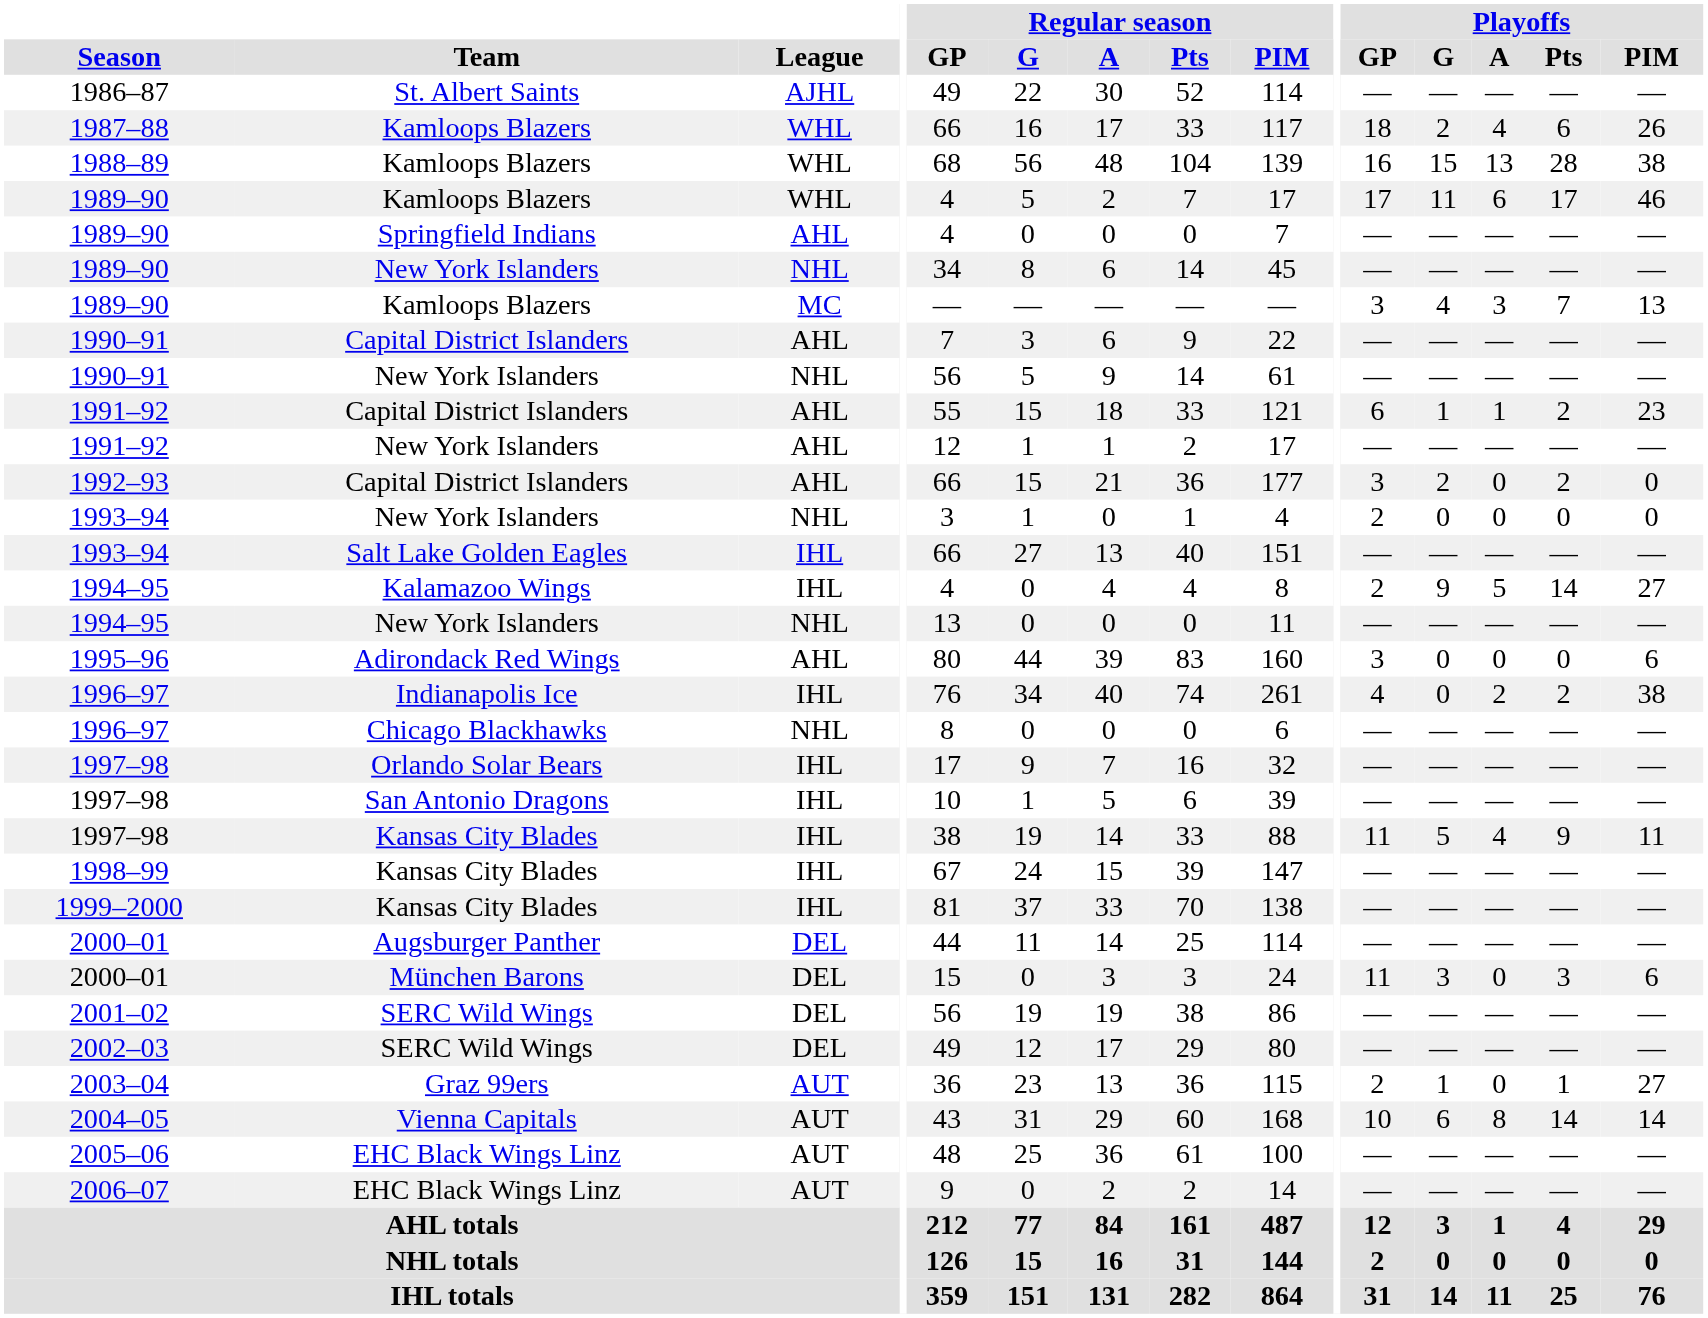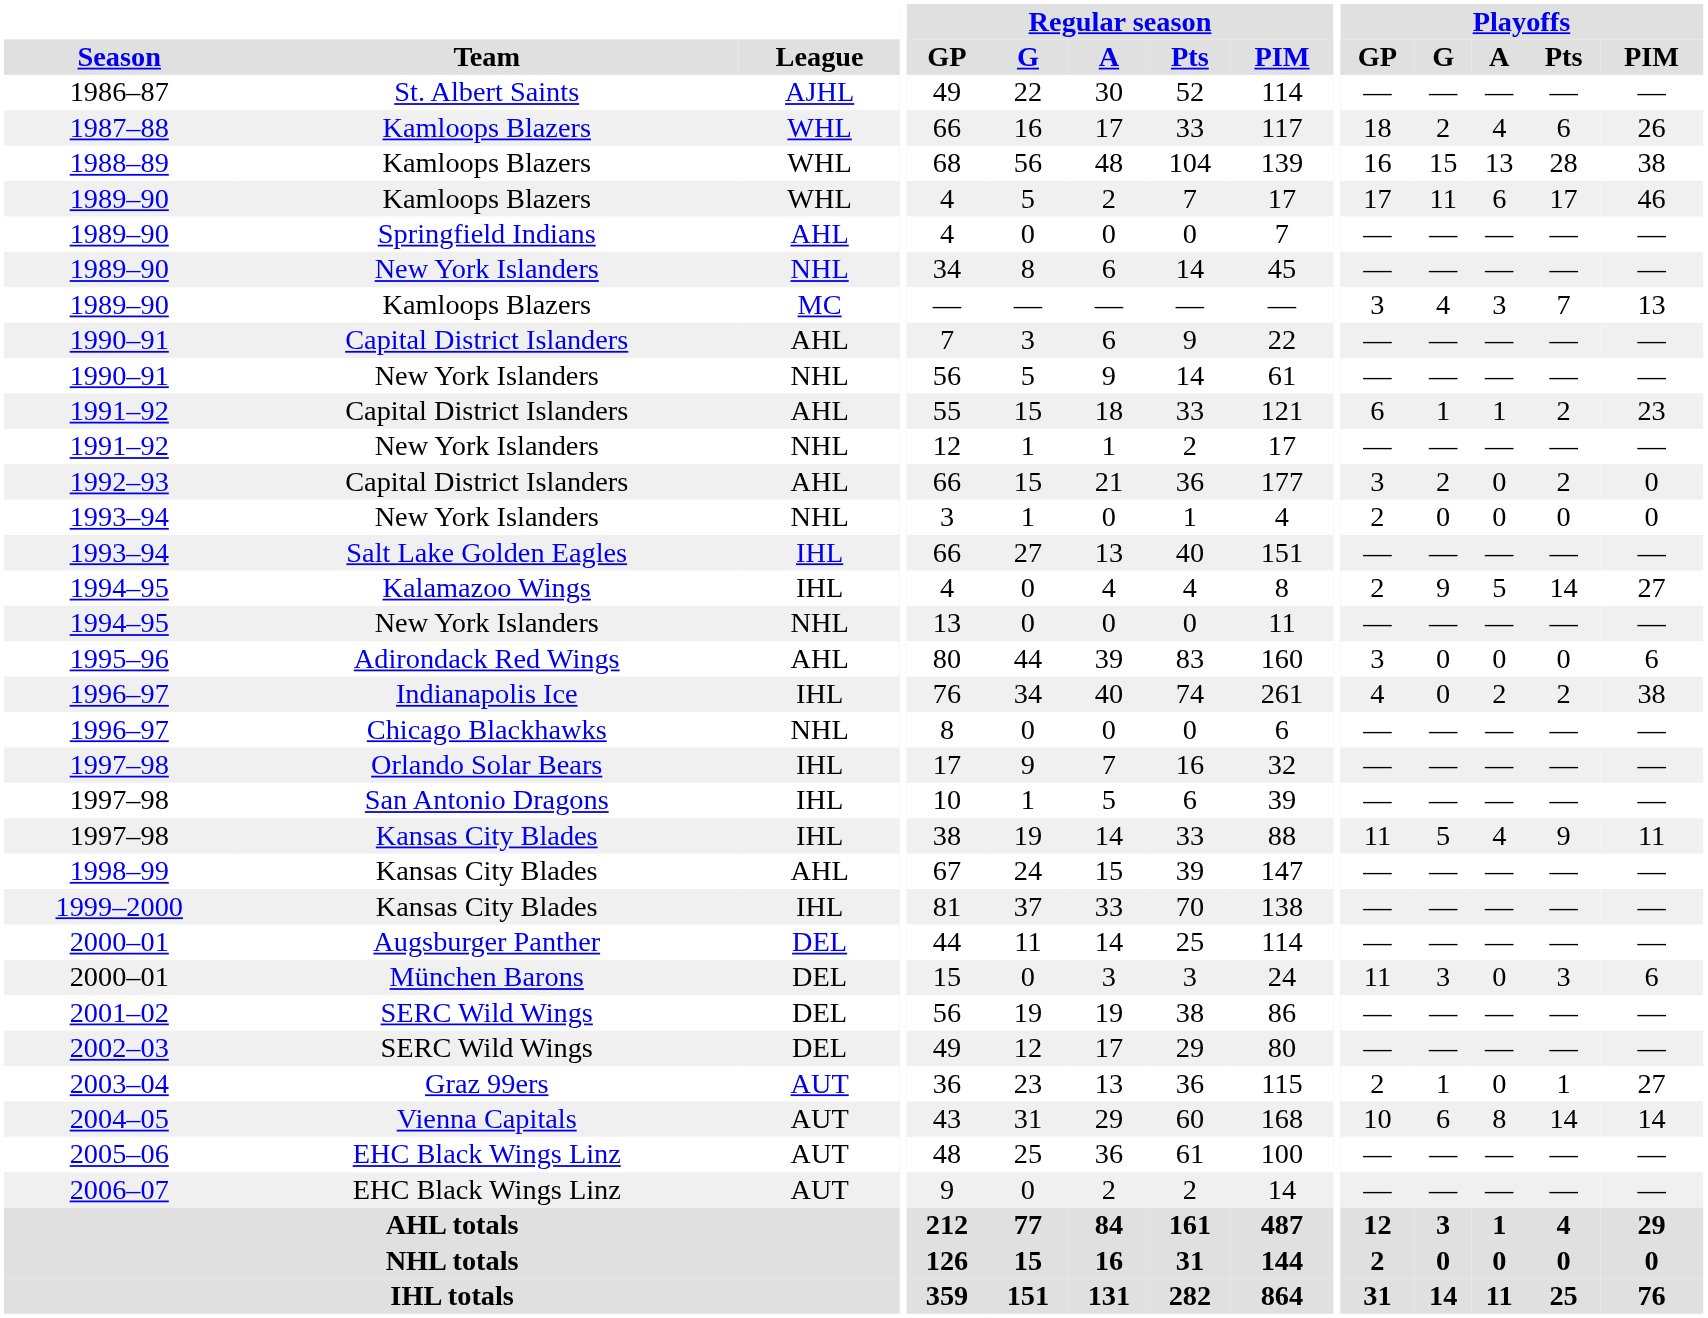(820, 446) AHL -> (820, 446) NHL
(820, 870) IHL -> (820, 870) AHL
